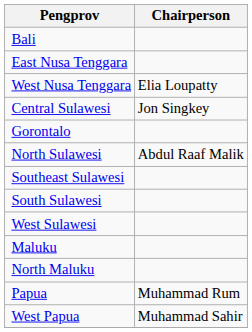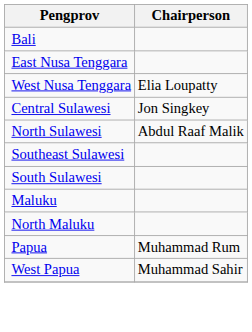- row: (39, 131)
- row: (52, 223)
